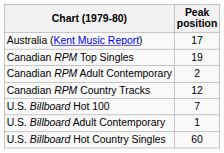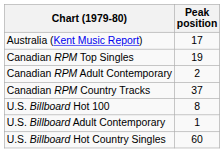(197, 90) 12 -> (197, 90) 37
(197, 106) 7 -> (197, 106) 8
